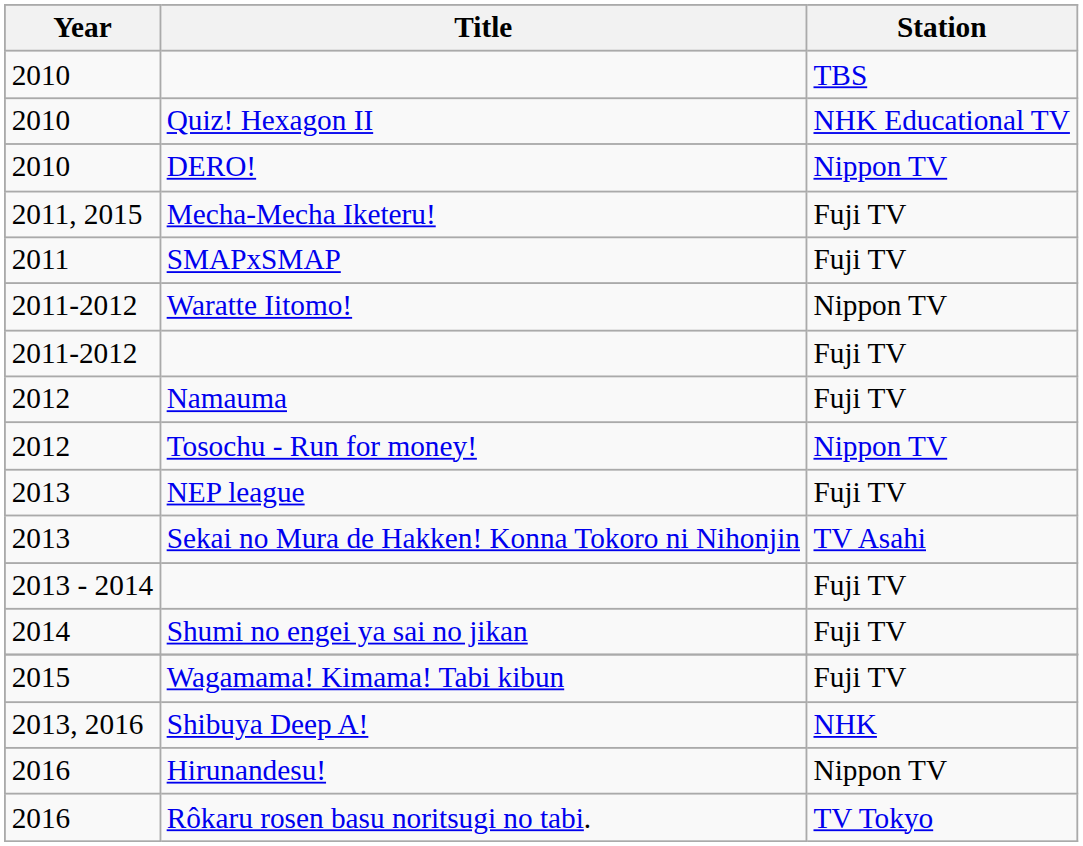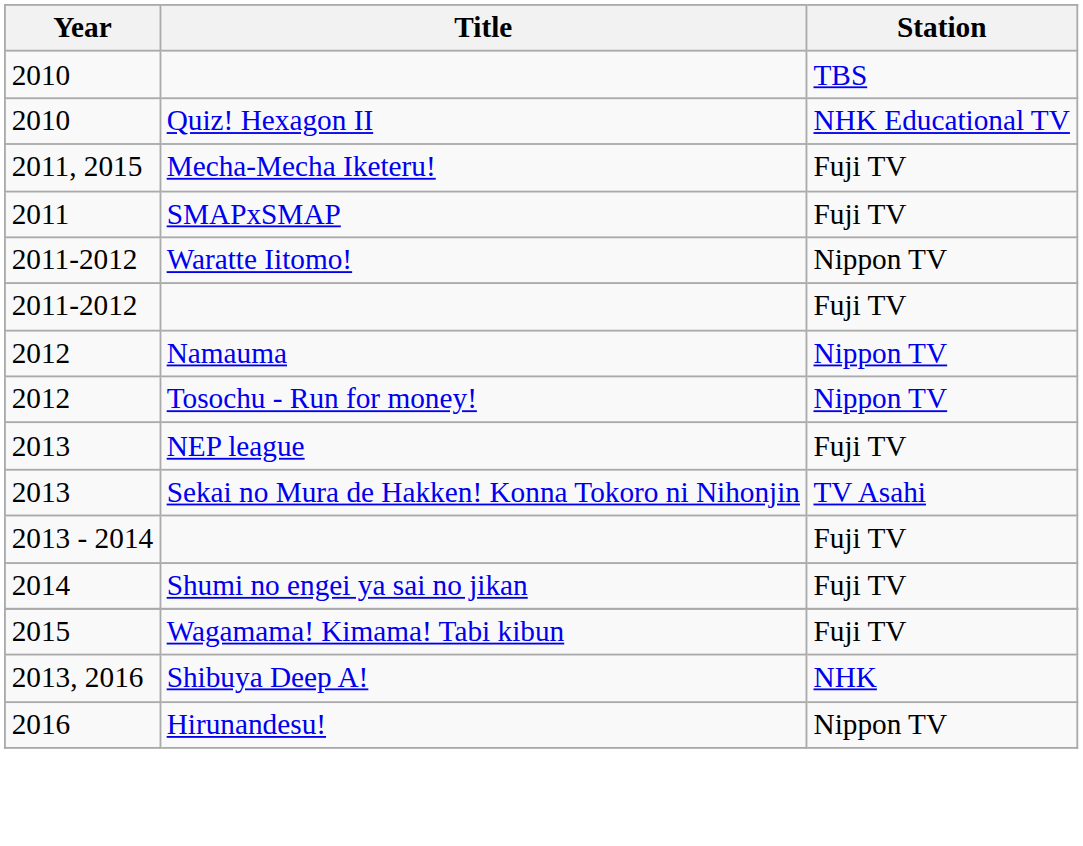- row: (41, 167)
(860, 399) Fuji TV -> (880, 352) Nippon TV
- row: (41, 817)
